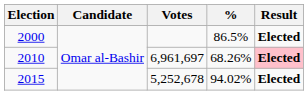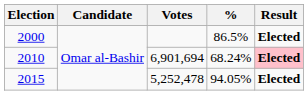(177, 57) 6,961,697 -> (177, 57) 6,901,694
(231, 57) 68.26% -> (231, 57) 68.24%
(177, 79) 5,252,678 -> (177, 79) 5,252,478
(231, 79) 94.02% -> (231, 79) 94.05%
